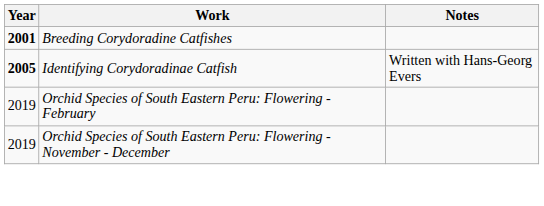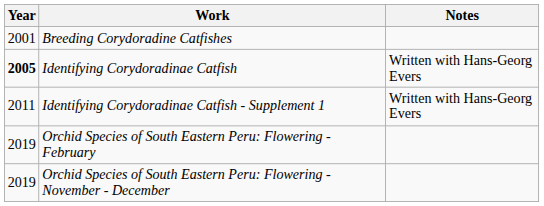(22, 37) bold -> (22, 37) normal
+ row: (184, 106)
